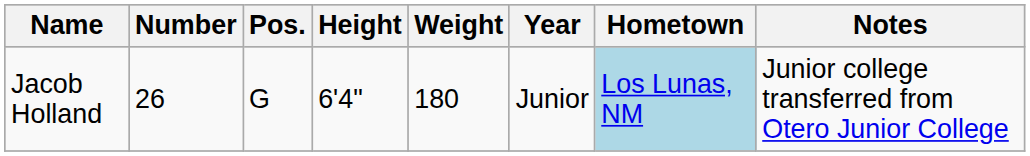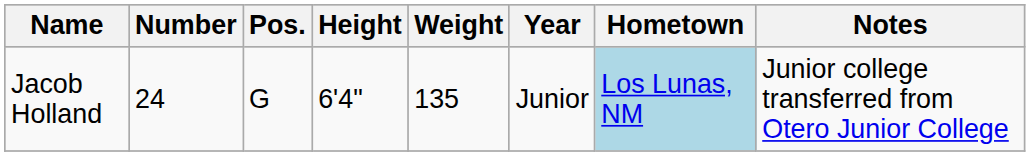(150, 98) 26 -> (150, 98) 24
(437, 98) 180 -> (437, 98) 135
